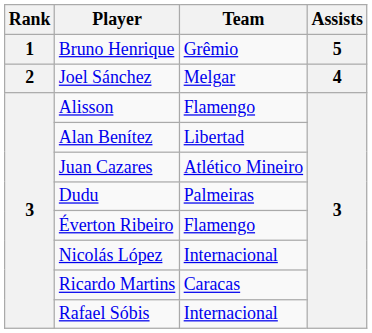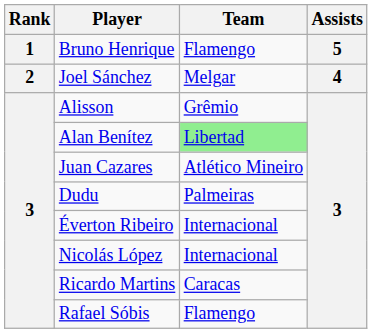(211, 49) Grêmio -> (219, 49) Flamengo
(219, 107) Flamengo -> (211, 107) Grêmio
(214, 137) no background -> (214, 137) lightgreen background
(219, 225) Flamengo -> (231, 225) Internacional
(231, 314) Internacional -> (219, 314) Flamengo
